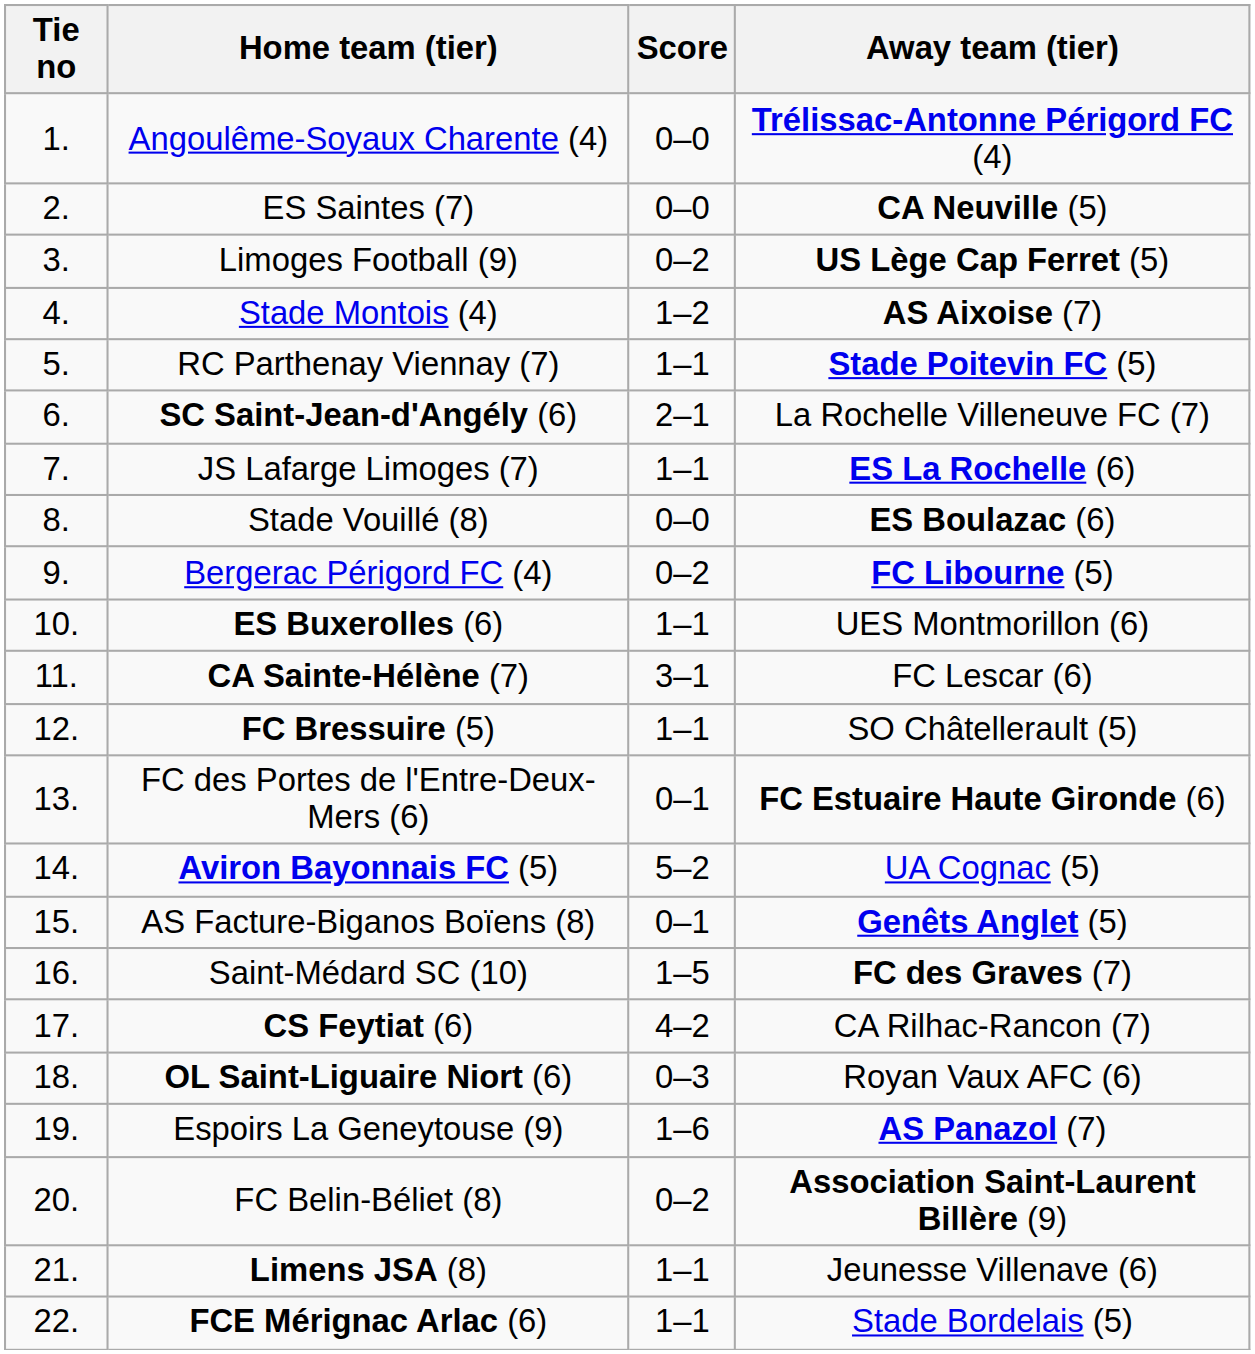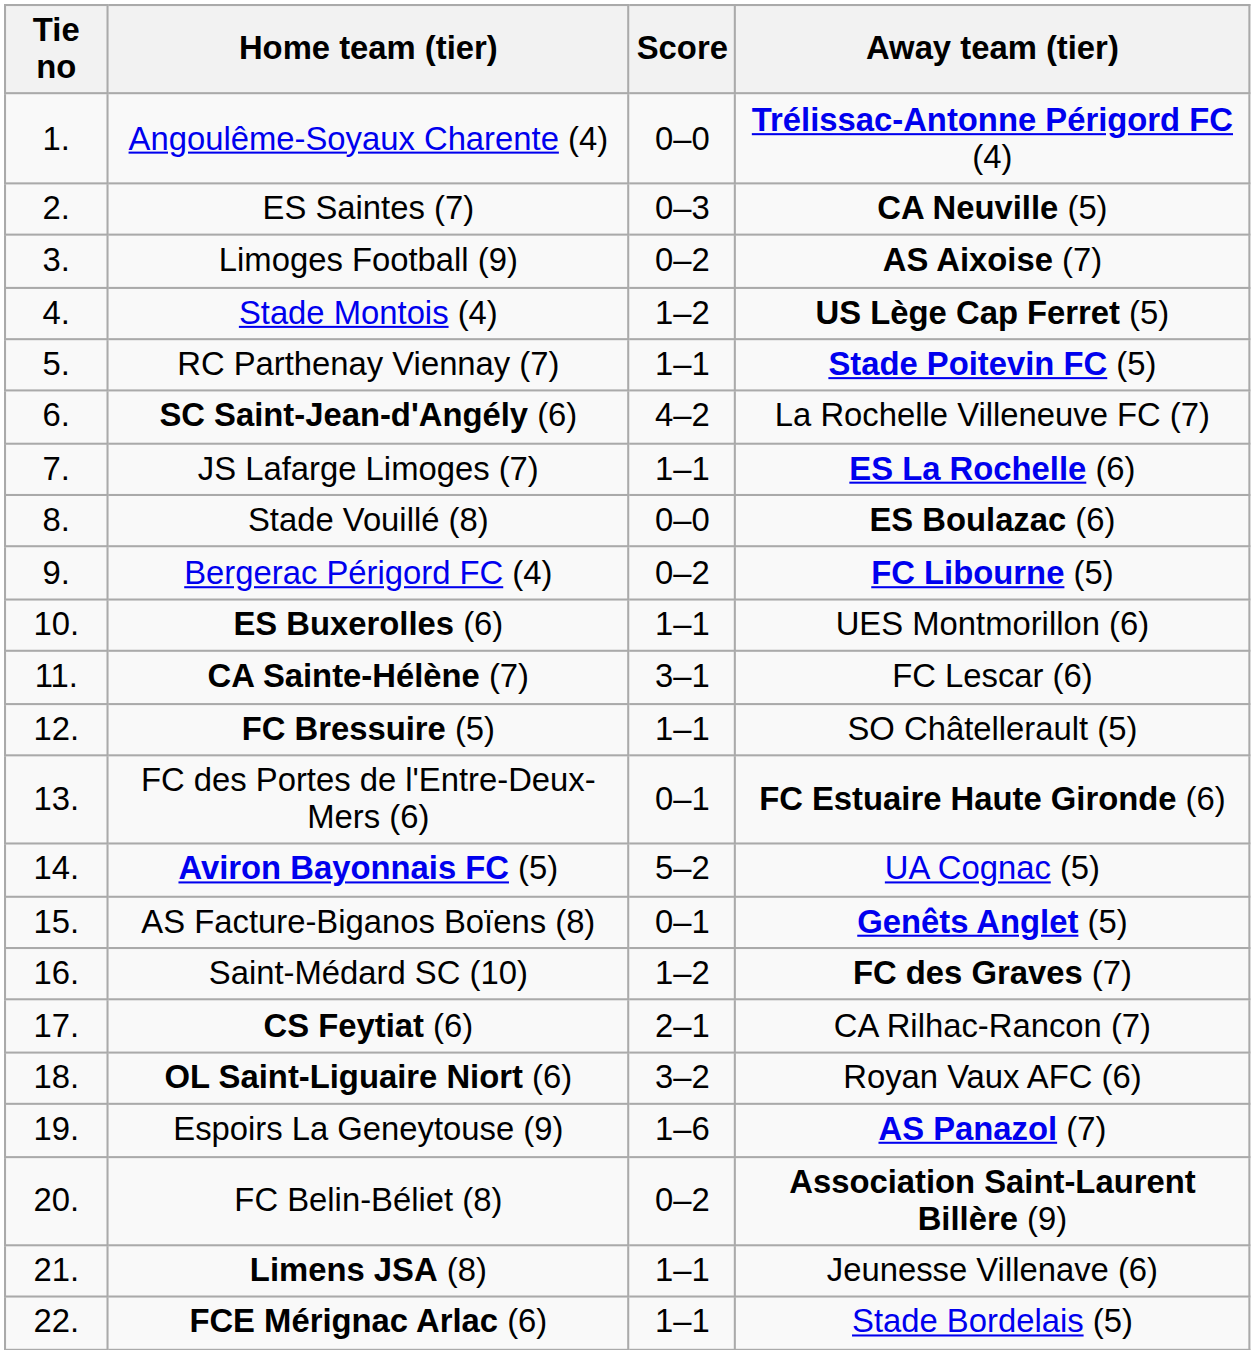(682, 208) 0–0 -> (682, 208) 0–3
(992, 260) US Lège Cap Ferret (5) -> (992, 260) AS Aixoise (7)
(992, 312) AS Aixoise (7) -> (992, 312) US Lège Cap Ferret (5)
(682, 416) 2–1 -> (682, 416) 4–2
(682, 973) 1–5 -> (682, 973) 1–2
(682, 1025) 4–2 -> (682, 1025) 2–1
(682, 1077) 0–3 -> (682, 1077) 3–2
